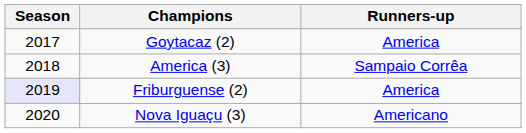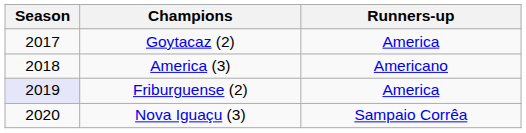(411, 66) Sampaio Corrêa -> (411, 66) Americano
(411, 115) Americano -> (411, 115) Sampaio Corrêa
